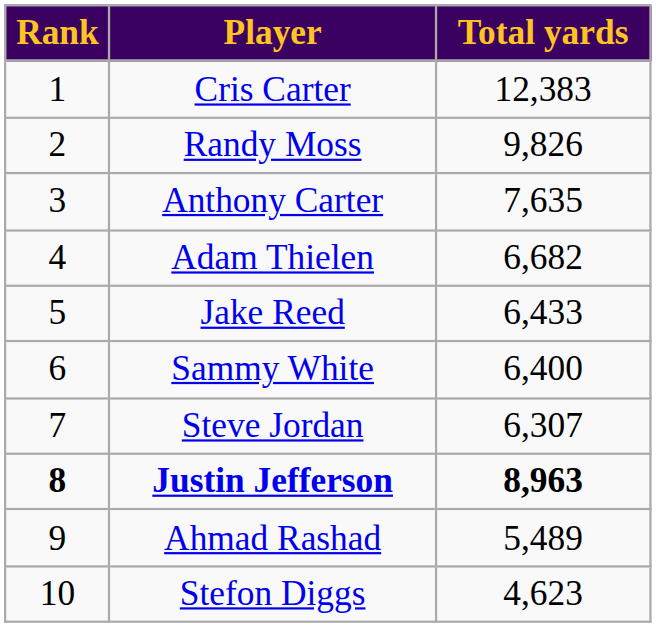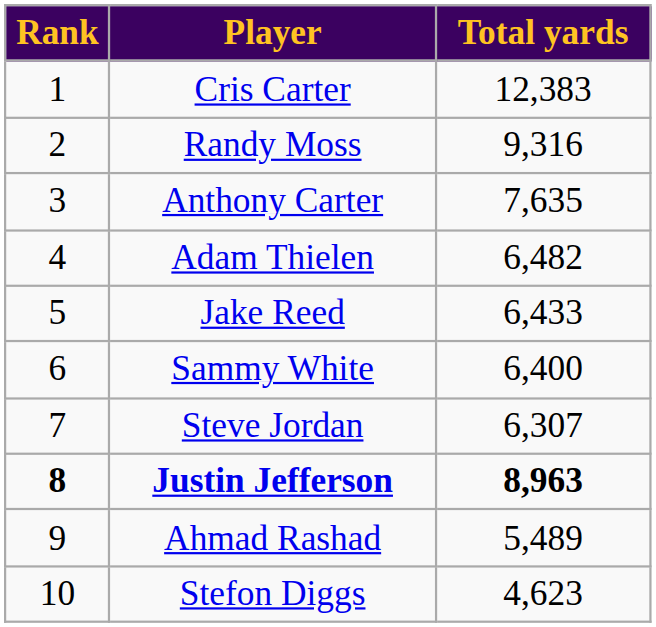(543, 144) 9,826 -> (543, 144) 9,316
(543, 256) 6,682 -> (543, 256) 6,482
